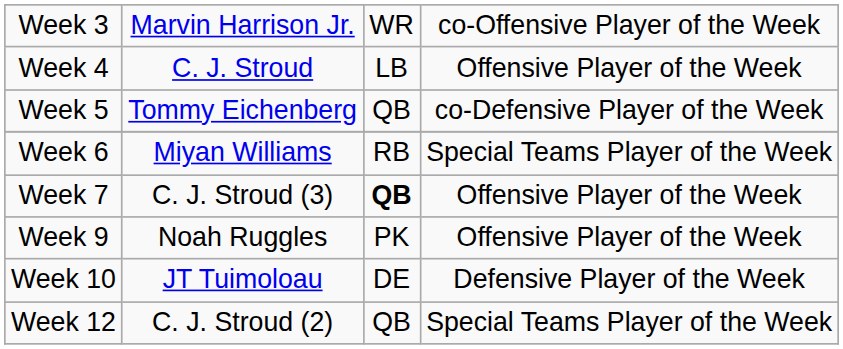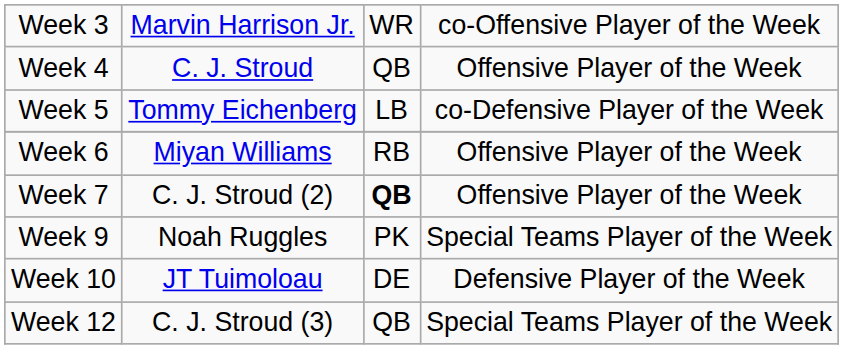(392, 68) LB -> (392, 68) QB
(392, 110) QB -> (392, 110) LB
(629, 152) Special Teams Player of the Week -> (629, 152) Offensive Player of the Week
(243, 195) C. J. Stroud (3) -> (243, 195) C. J. Stroud (2)
(629, 237) Offensive Player of the Week -> (629, 237) Special Teams Player of the Week
(243, 322) C. J. Stroud (2) -> (243, 322) C. J. Stroud (3)
